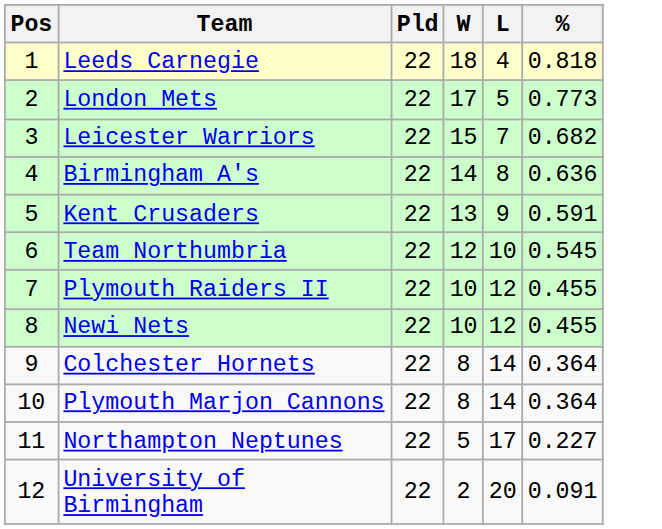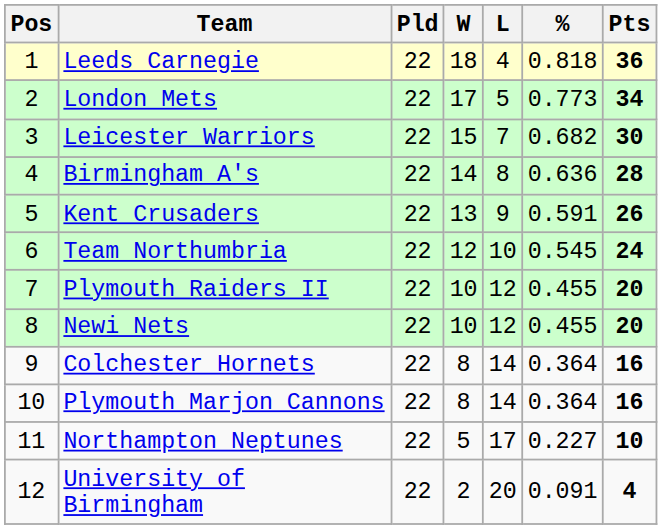+ column: (630, 24)
